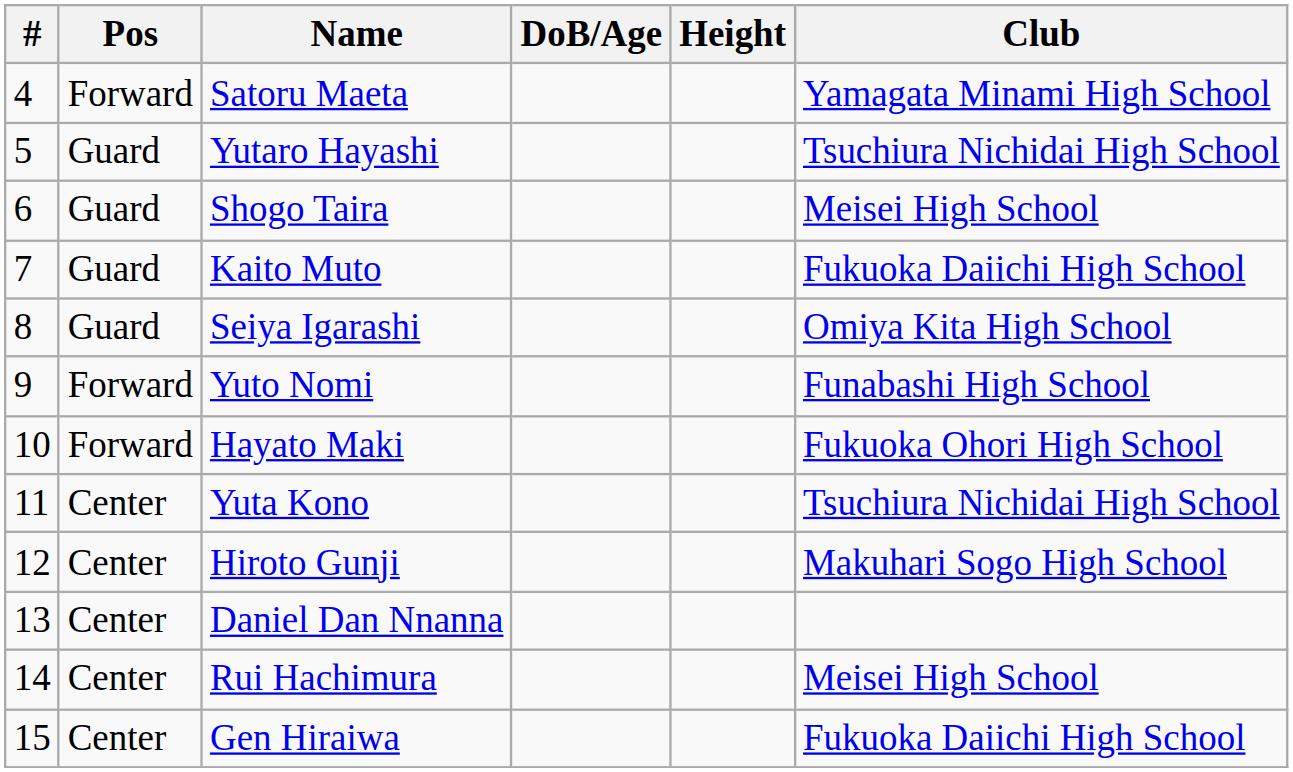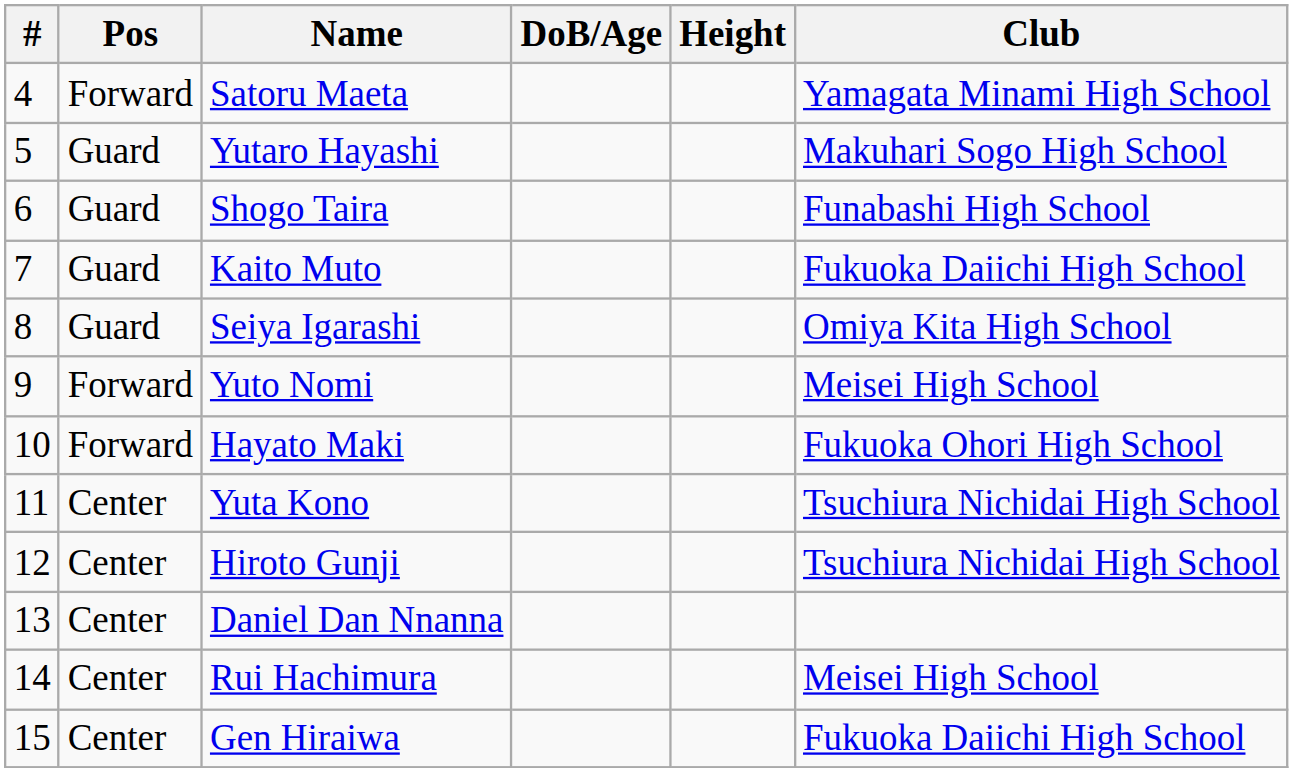(1041, 151) Tsuchiura Nichidai High School -> (1015, 151) Makuhari Sogo High School
(951, 209) Meisei High School -> (977, 209) Funabashi High School
(977, 385) Funabashi High School -> (951, 385) Meisei High School
(1015, 561) Makuhari Sogo High School -> (1041, 561) Tsuchiura Nichidai High School
